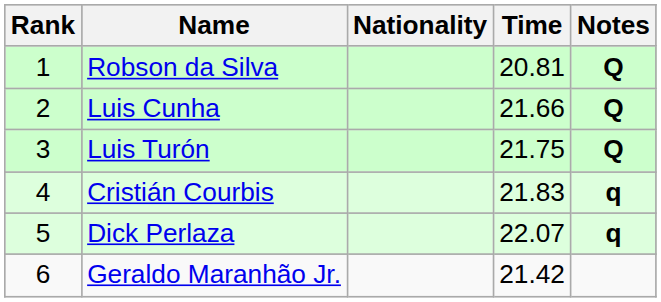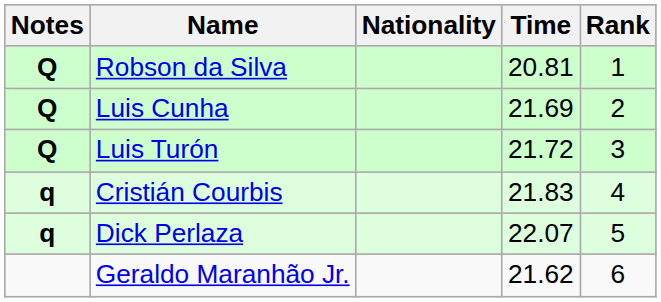columns swapped: (43, 25) <-> (613, 25)
(532, 108) 21.66 -> (541, 108) 21.69
(532, 150) 21.75 -> (541, 150) 21.72
(532, 274) 21.42 -> (541, 274) 21.62
